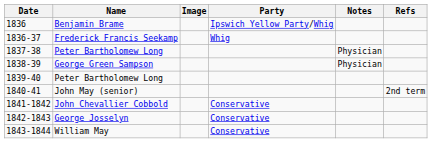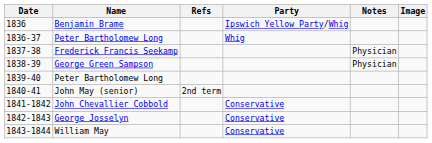columns swapped: (194, 11) <-> (405, 11)
(116, 38) Frederick Francis Seekamp -> (109, 38) Peter Bartholomew Long
(109, 51) Peter Bartholomew Long -> (116, 51) Frederick Francis Seekamp
